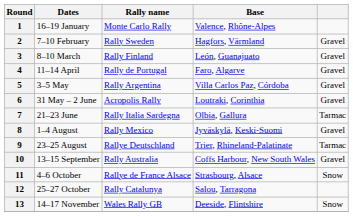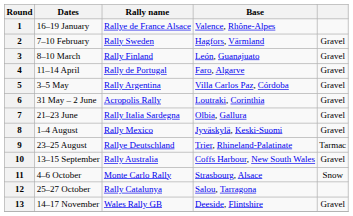(138, 26) Monte Carlo Rally -> (147, 26) Rallye de France Alsace
(333, 115) Tarmac -> (333, 115) Gravel
(147, 174) Rallye de France Alsace -> (138, 174) Monte Carlo Rally
(333, 204) Snow -> (333, 204) Gravel
